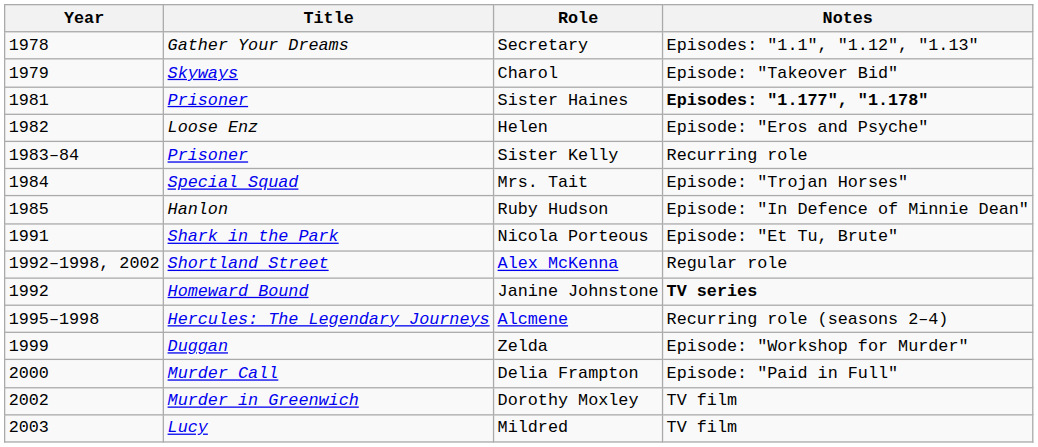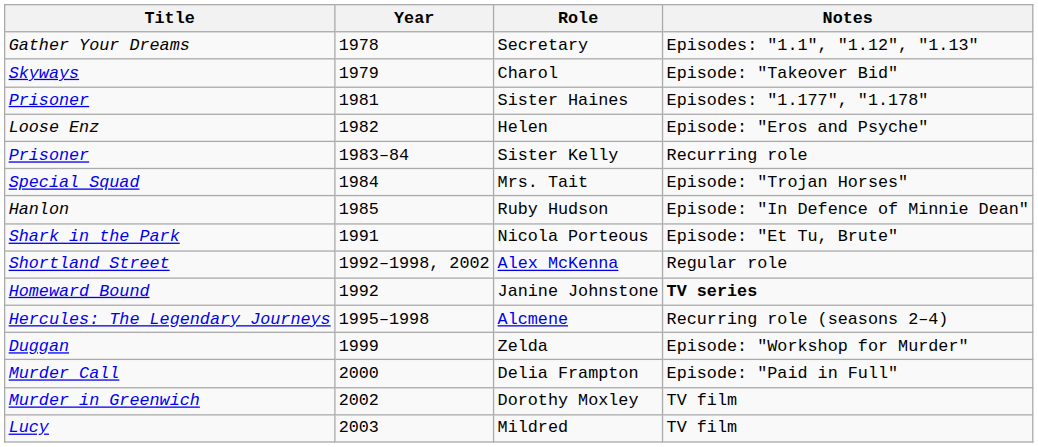columns swapped: (84, 18) <-> (329, 18)
(797, 100) bold -> (797, 100) normal
